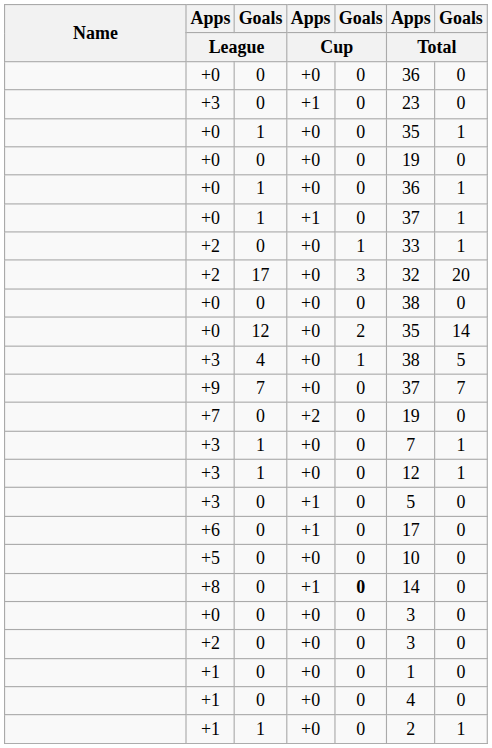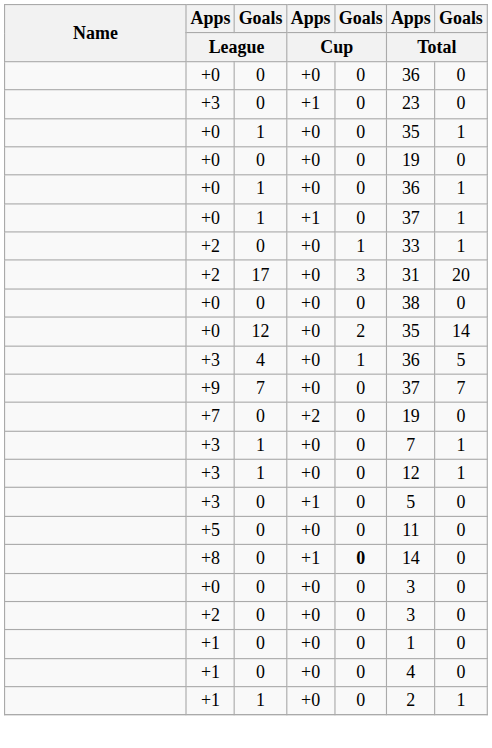(411, 274) 32 -> (411, 274) 31
(411, 359) 38 -> (411, 359) 36
- row: (210, 530)
(411, 558) 10 -> (411, 530) 11
